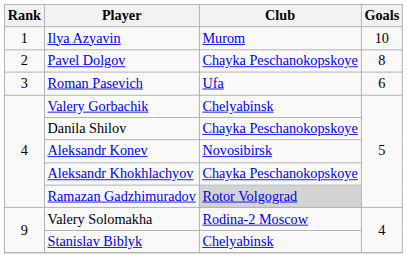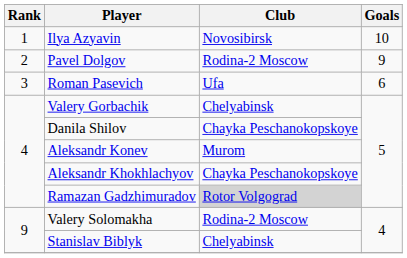(224, 38) Murom -> (237, 38) Novosibirsk
(280, 60) Chayka Peschanokopskoye -> (255, 60) Rodina-2 Moscow
(382, 60) 8 -> (382, 60) 9
(237, 151) Novosibirsk -> (224, 151) Murom
